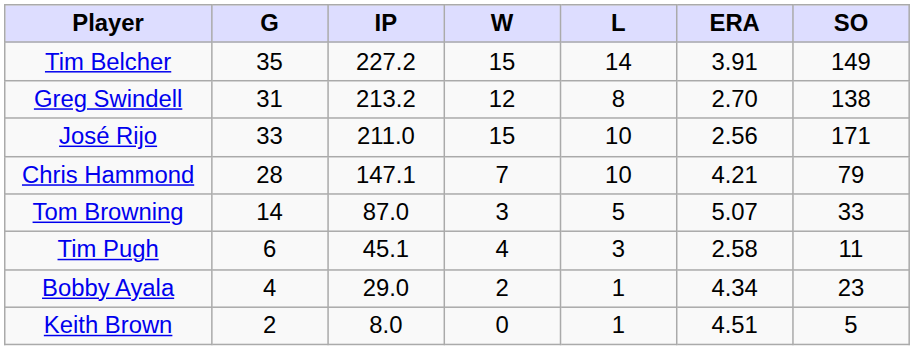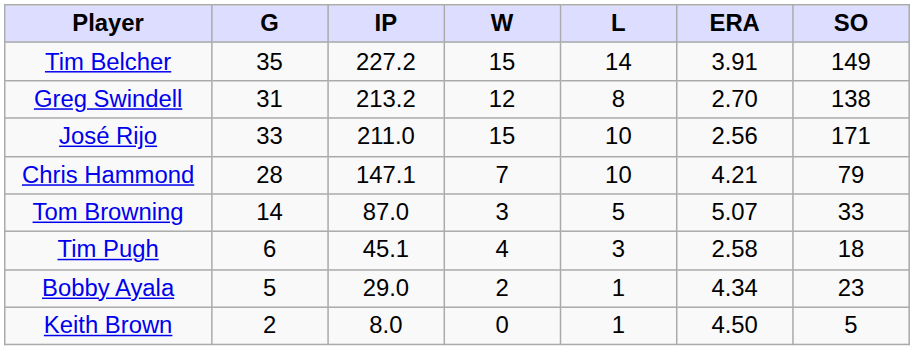(851, 250) 11 -> (851, 250) 18
(270, 288) 4 -> (270, 288) 5
(735, 325) 4.51 -> (735, 325) 4.50
